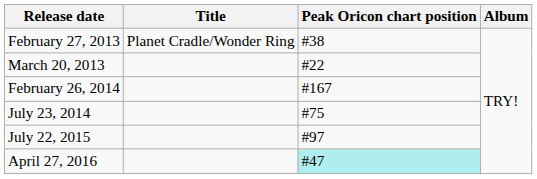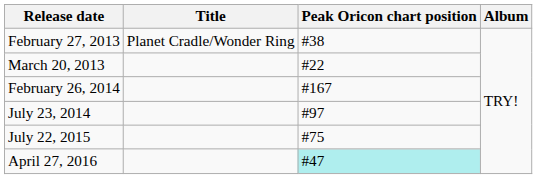(313, 112) #75 -> (313, 112) #97
(313, 137) #97 -> (313, 137) #75
